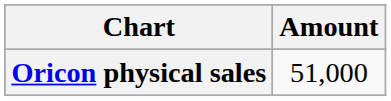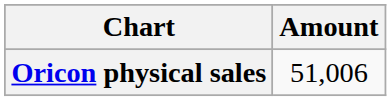(329, 71) 51,000 -> (329, 71) 51,006
